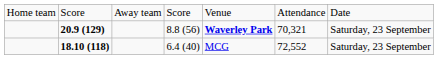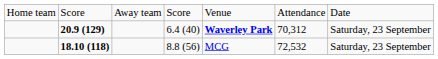(183, 29) 8.8 (56) -> (183, 29) 6.4 (40)
(292, 29) 70,321 -> (292, 29) 70,312
(183, 46) 6.4 (40) -> (183, 46) 8.8 (56)
(292, 46) 72,552 -> (292, 46) 72,532
